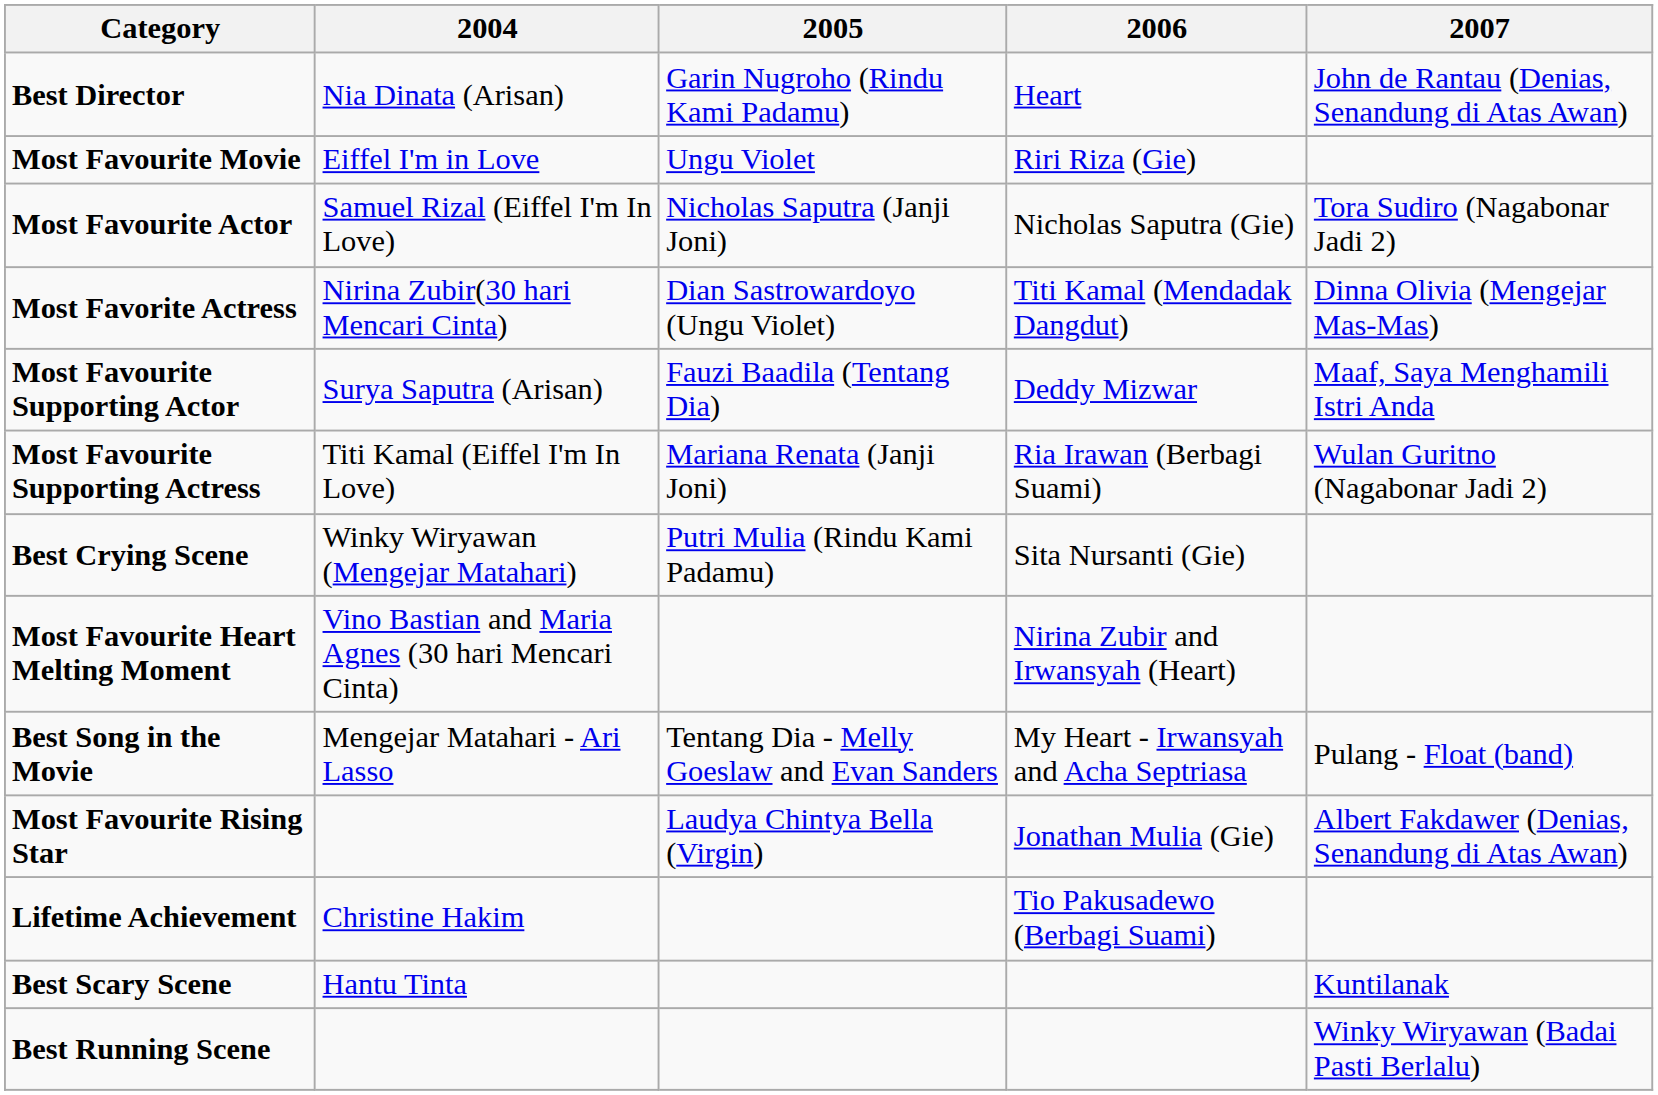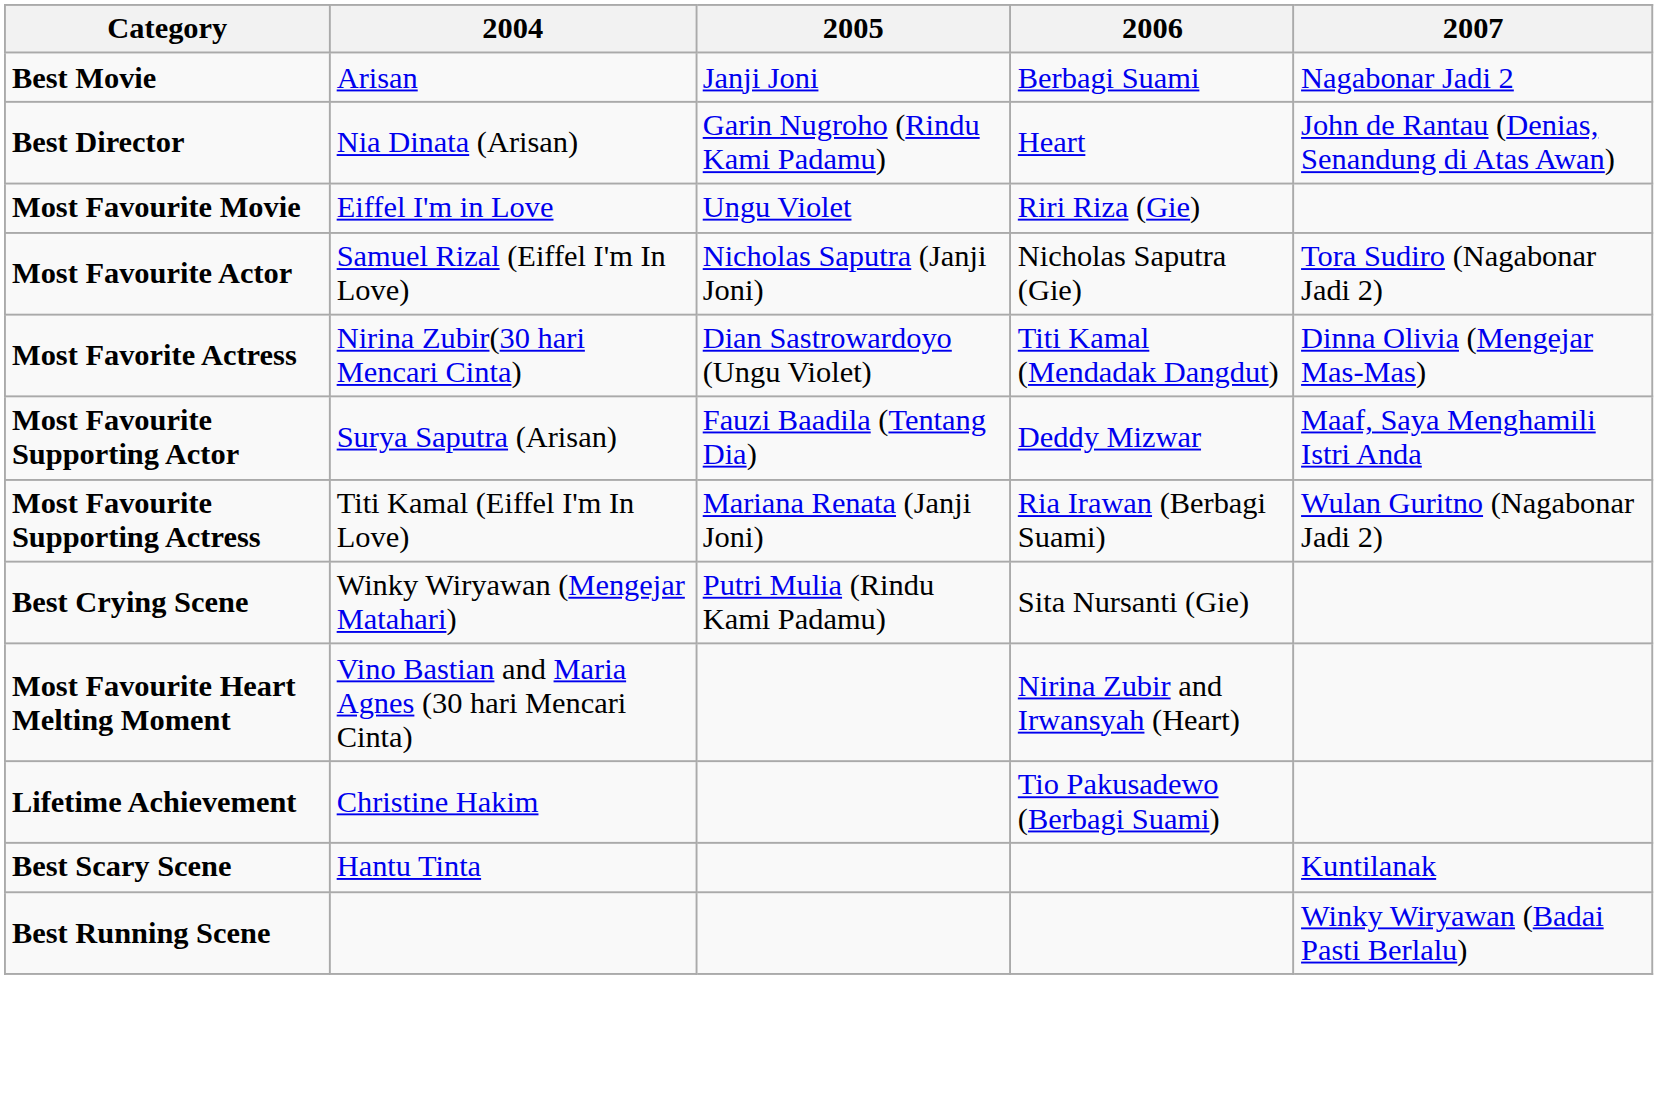+ row: (84, 76)
- row: (116, 753)
- row: (157, 835)
